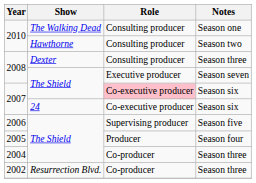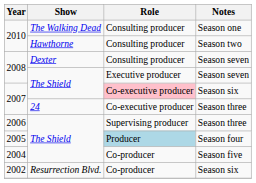(222, 59) Season three -> (223, 59) Season seven
(218, 107) Season six -> (222, 107) Season three
(220, 123) Season five -> (222, 123) Season three
(123, 138) no background -> (123, 138) lightblue background
(222, 154) Season three -> (220, 154) Season five
(222, 170) Season three -> (218, 170) Season six
